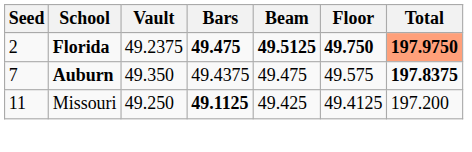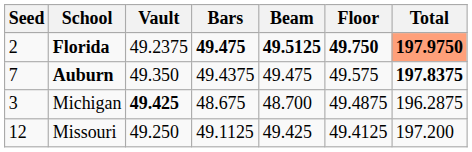+ row: (87, 103)
(17, 103) 11 -> (18, 132) 12
(220, 103) bold -> (225, 132) normal
